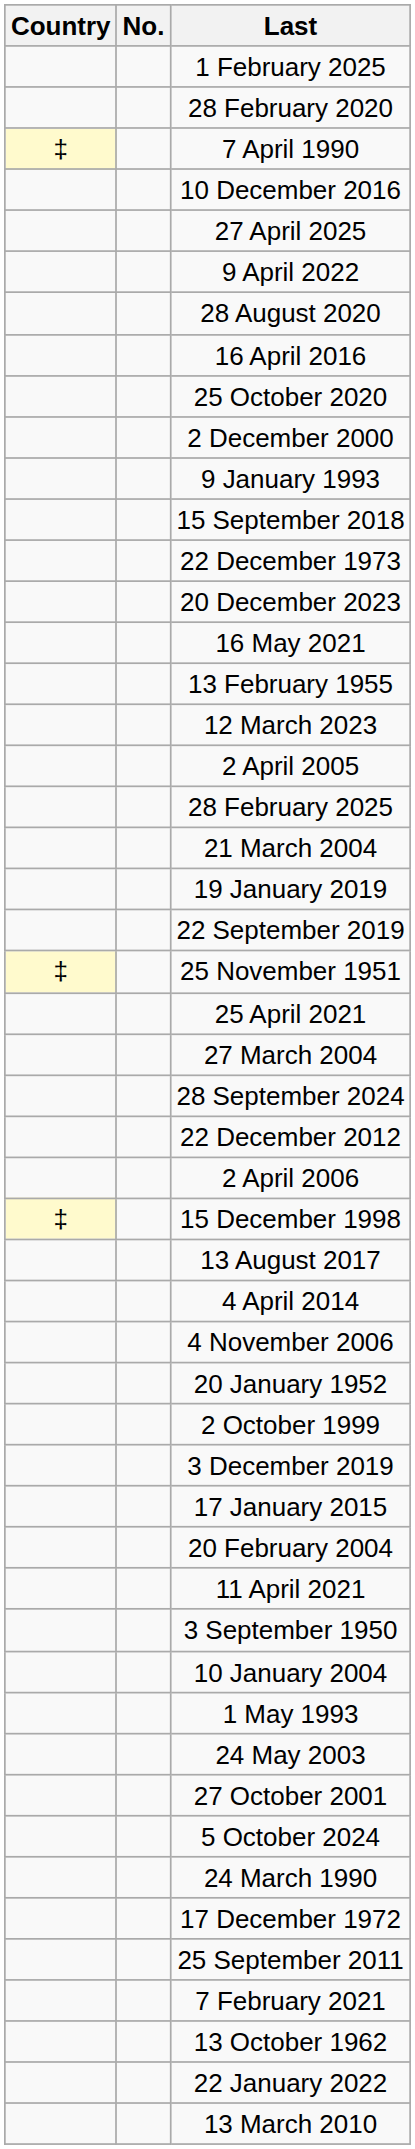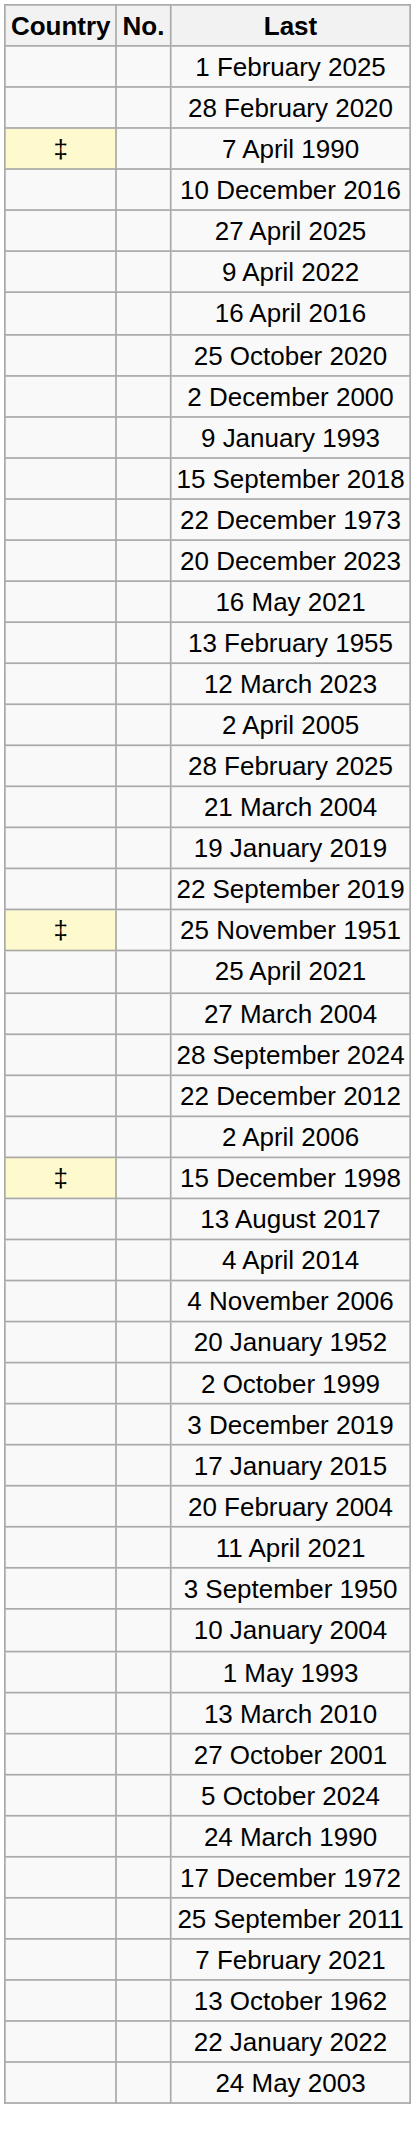- row: (291, 314)
rows swapped: (291, 1754) <-> (291, 2124)
